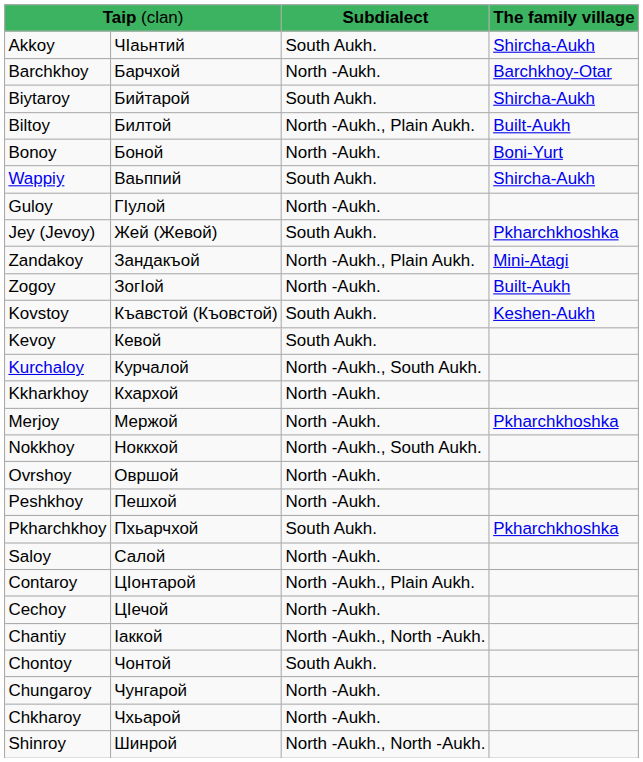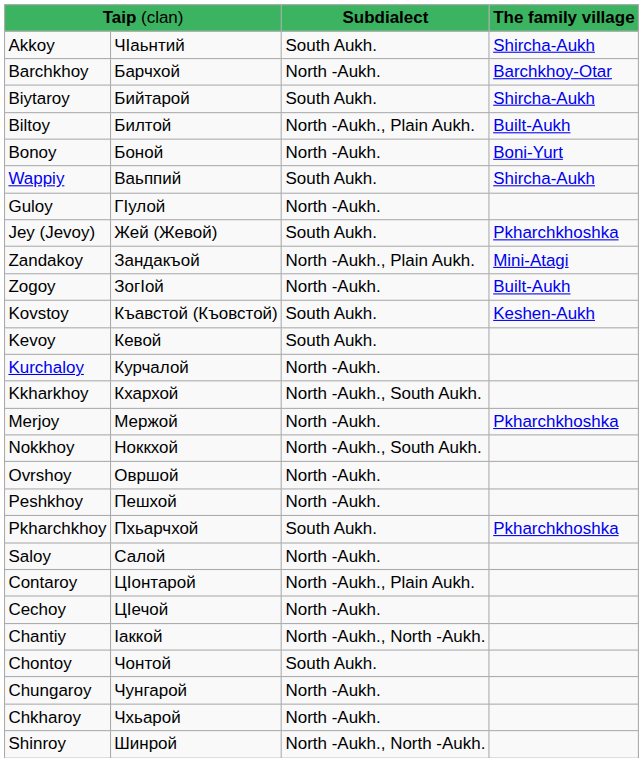(384, 367) North -Aukh., South Aukh. -> (333, 367) North -Aukh.
(333, 394) North -Aukh. -> (384, 394) North -Aukh., South Aukh.
